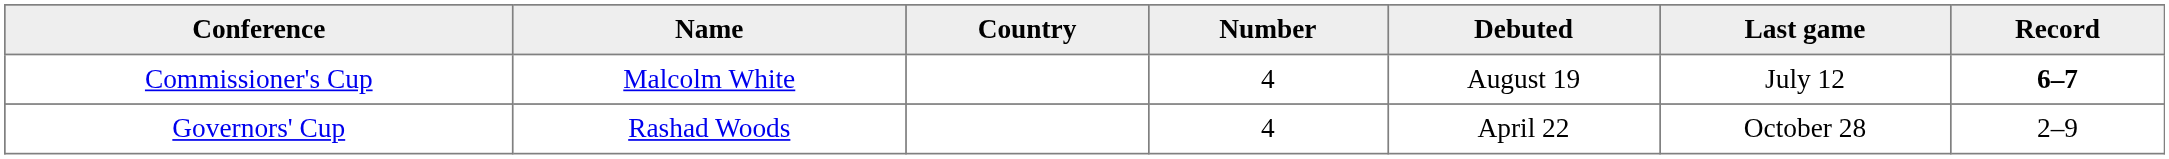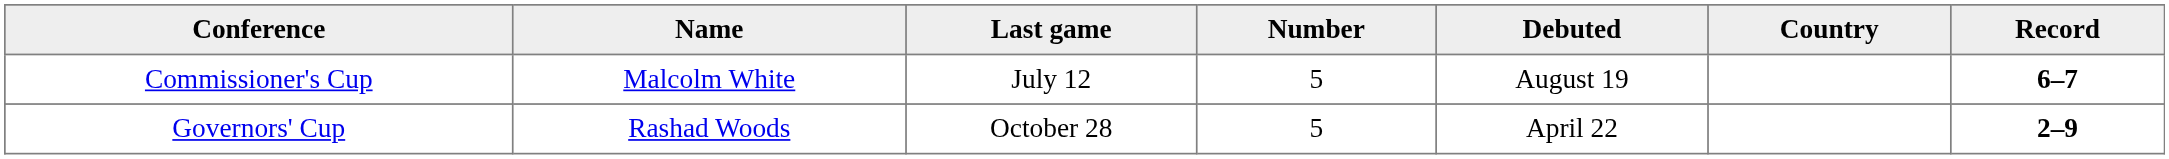columns swapped: (1027, 29) <-> (1805, 29)
(1268, 78) 4 -> (1316, 78) 5
(1268, 128) 4 -> (1316, 128) 5
(2057, 128) normal -> (2057, 128) bold
